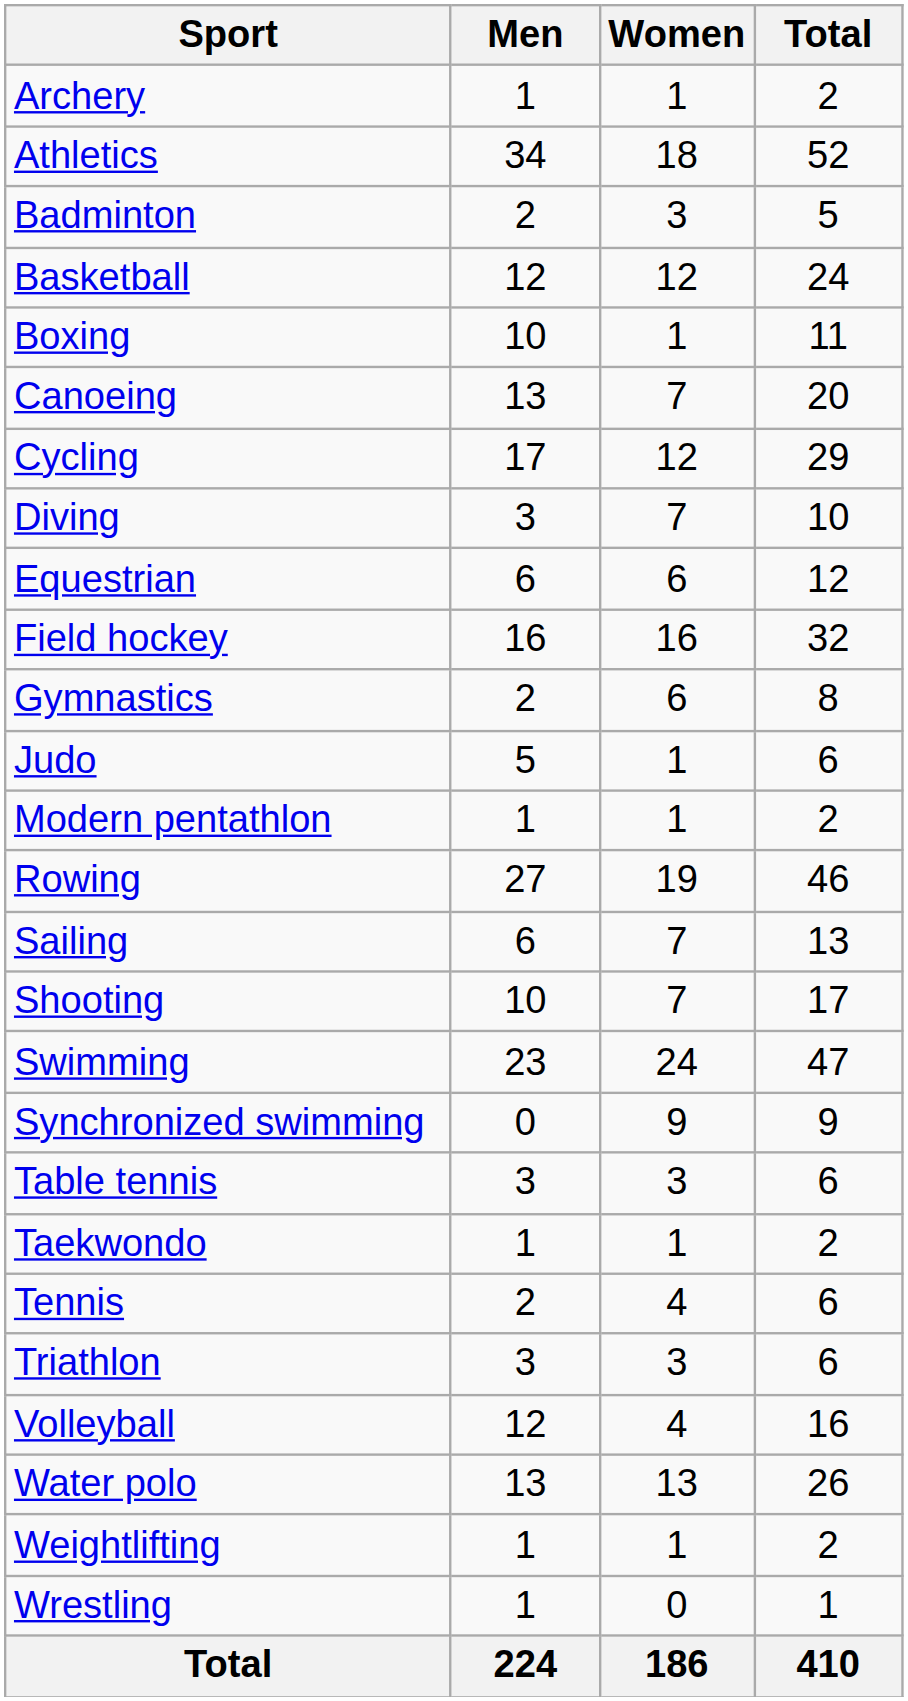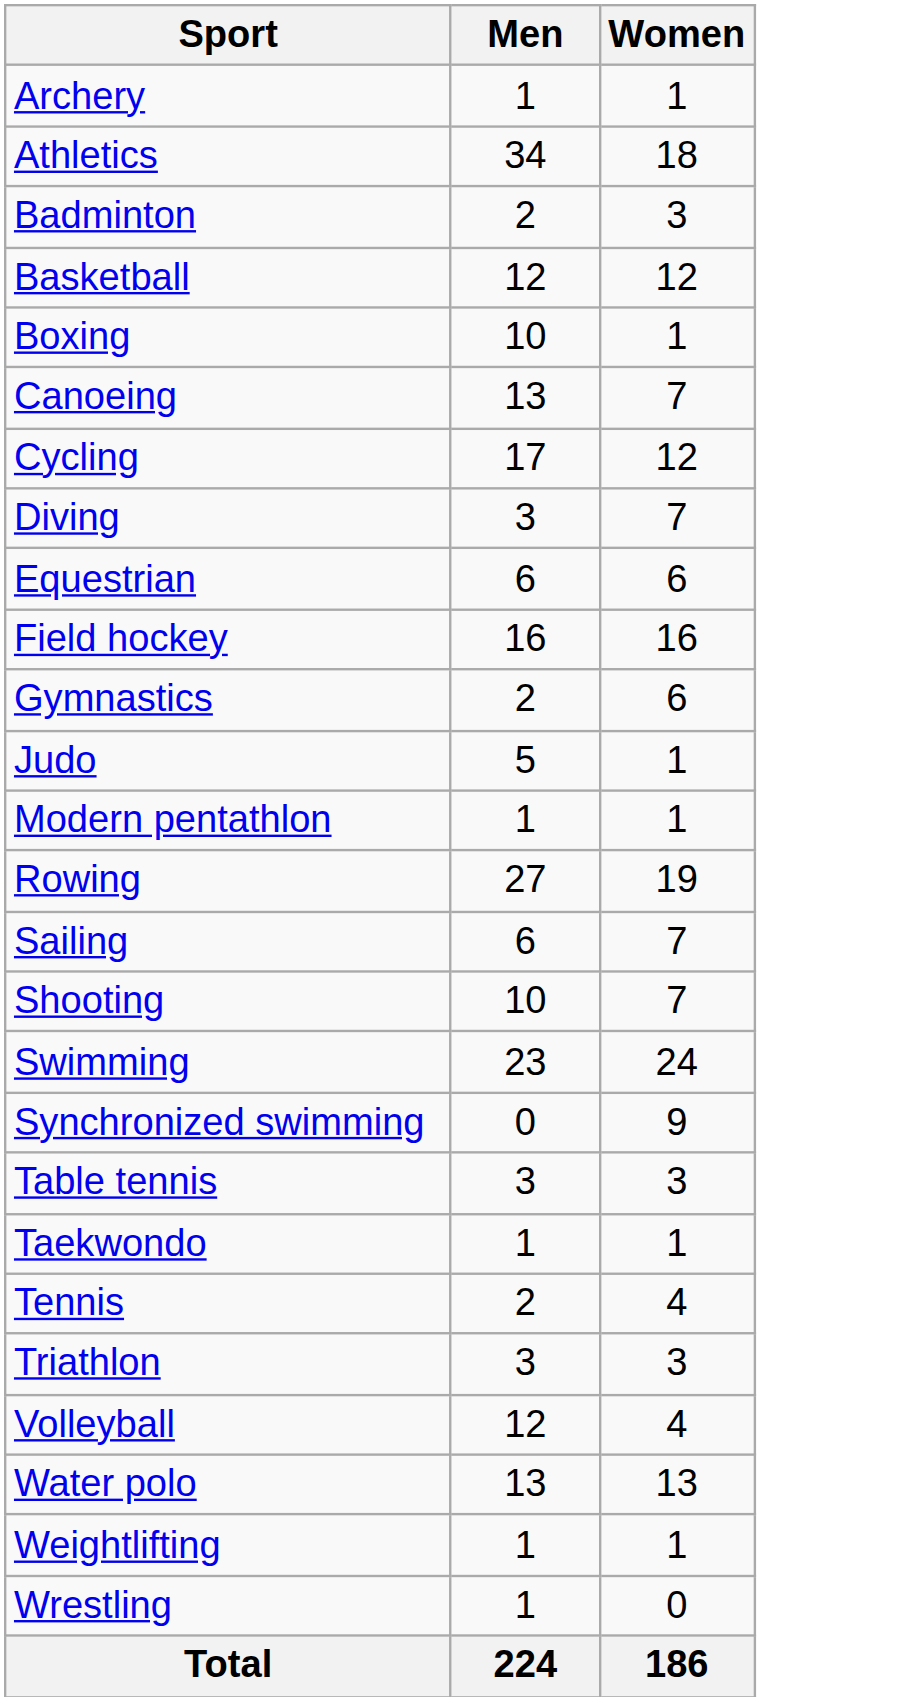- column: (828, 34)
